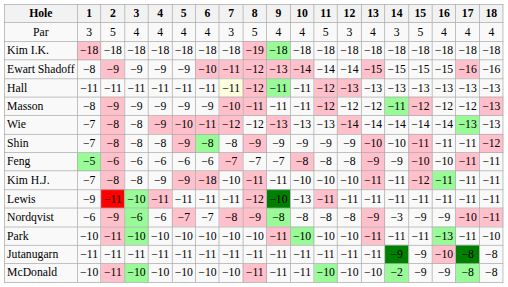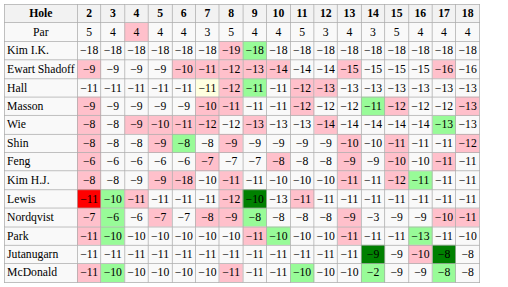- column: (89, 13)
(160, 32) no background -> (136, 32) pink background
(113, 217) −9 -> (89, 217) −7
